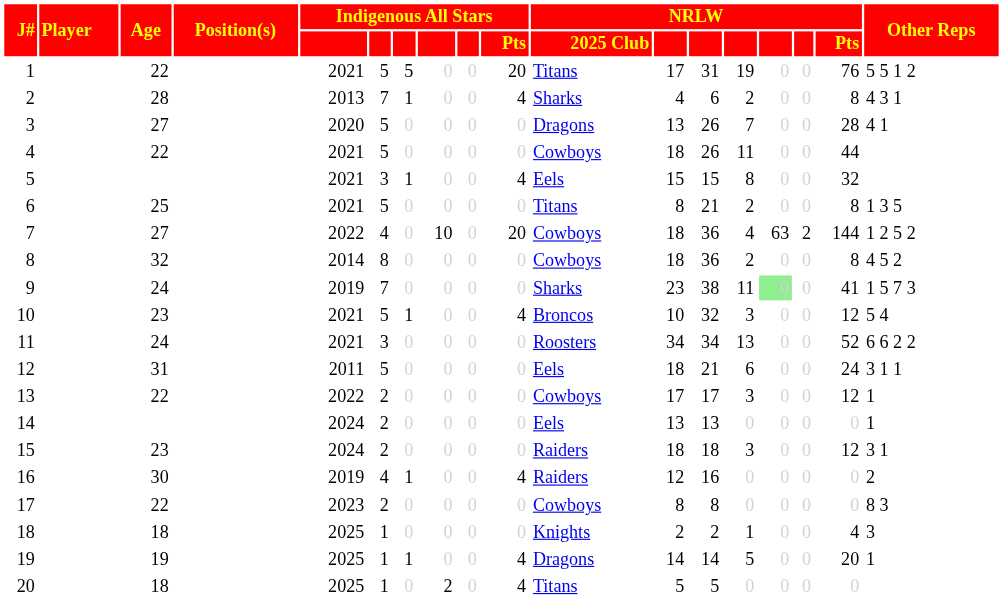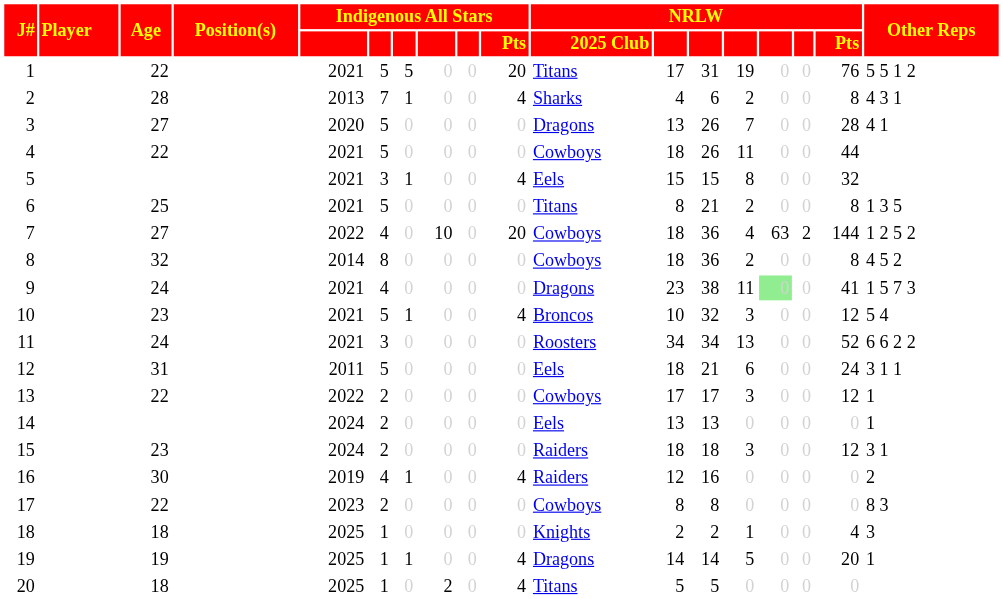(346, 287) 2019 -> (346, 287) 2021
(384, 287) 7 -> (384, 287) 4
(558, 287) Sharks -> (564, 287) Dragons
